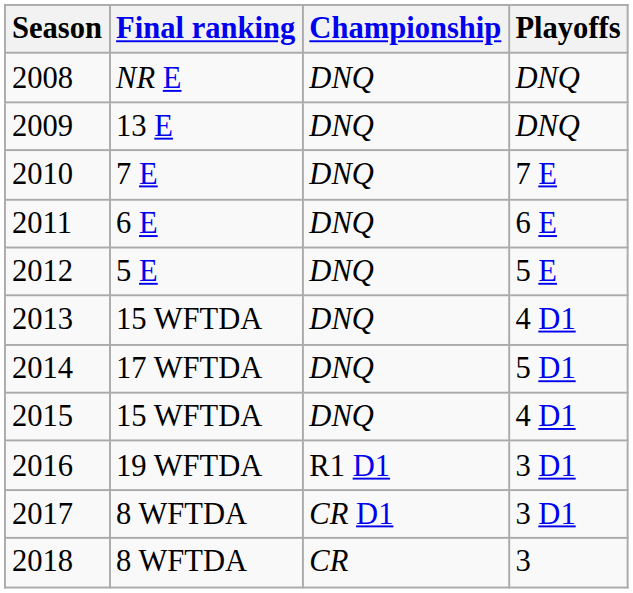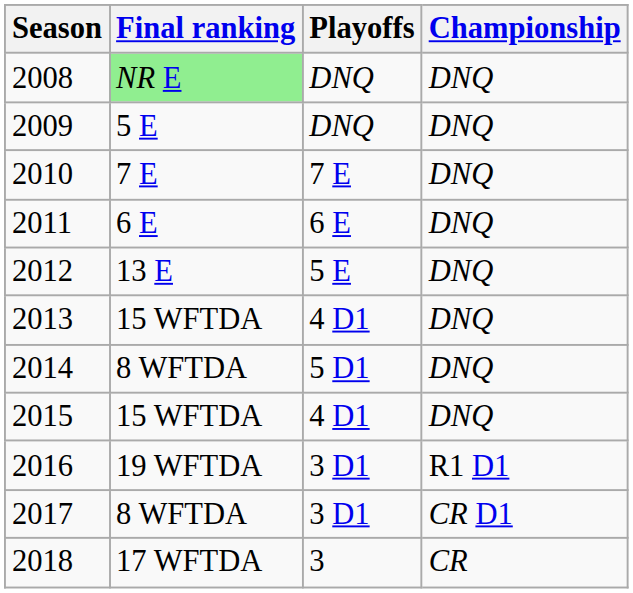columns swapped: (568, 28) <-> (405, 28)
(149, 77) no background -> (149, 77) lightgreen background
(145, 125) 13 E -> (137, 125) 5 E
(137, 271) 5 E -> (145, 271) 13 E
(189, 367) 17 WFTDA -> (182, 367) 8 WFTDA
(182, 561) 8 WFTDA -> (189, 561) 17 WFTDA
